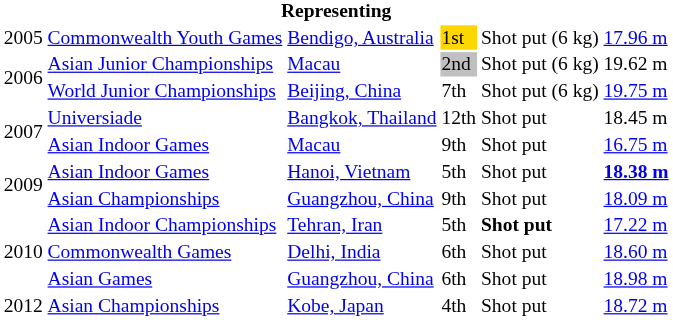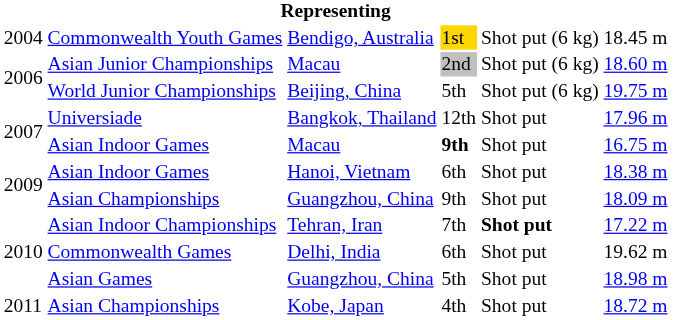(23, 37) 2005 -> (23, 37) 2004
(636, 37) 17.96 m -> (636, 37) 18.45 m
(636, 64) 19.62 m -> (636, 64) 18.60 m
(454, 91) 7th -> (454, 91) 5th
(636, 117) 18.45 m -> (636, 117) 17.96 m
(454, 144) normal -> (455, 144) bold
(454, 171) 5th -> (454, 171) 6th
(636, 171) bold -> (636, 171) normal
(454, 225) 5th -> (454, 225) 7th
(636, 252) 18.60 m -> (636, 252) 19.62 m
(454, 278) 6th -> (454, 278) 5th
(23, 305) 2012 -> (23, 305) 2011
